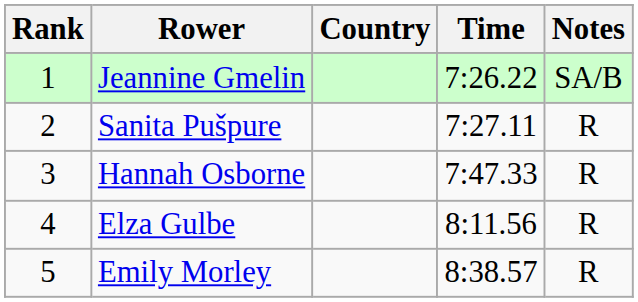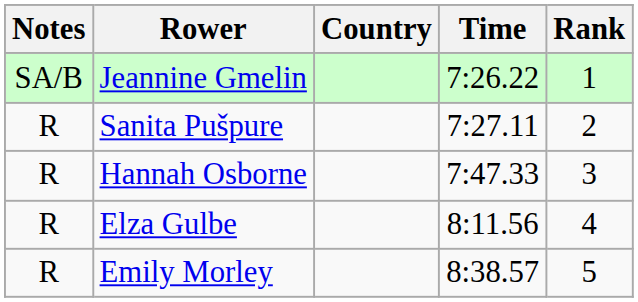columns swapped: (48, 28) <-> (588, 28)
